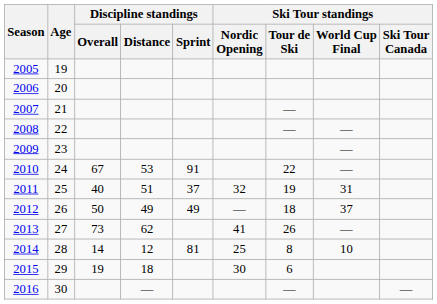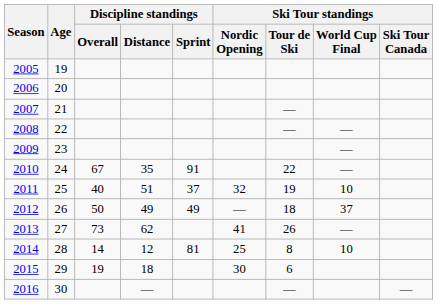(147, 169) 53 -> (147, 169) 35
(346, 189) 31 -> (346, 189) 10
